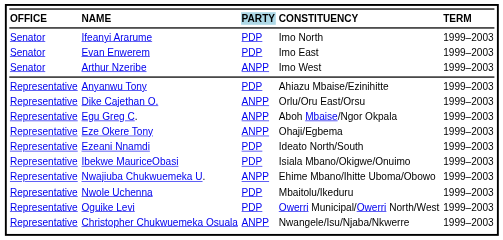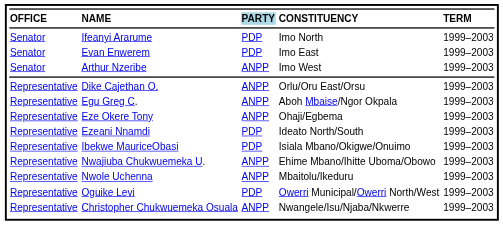- row: (114, 86)
(252, 192) PDP -> (255, 177) ANPP
